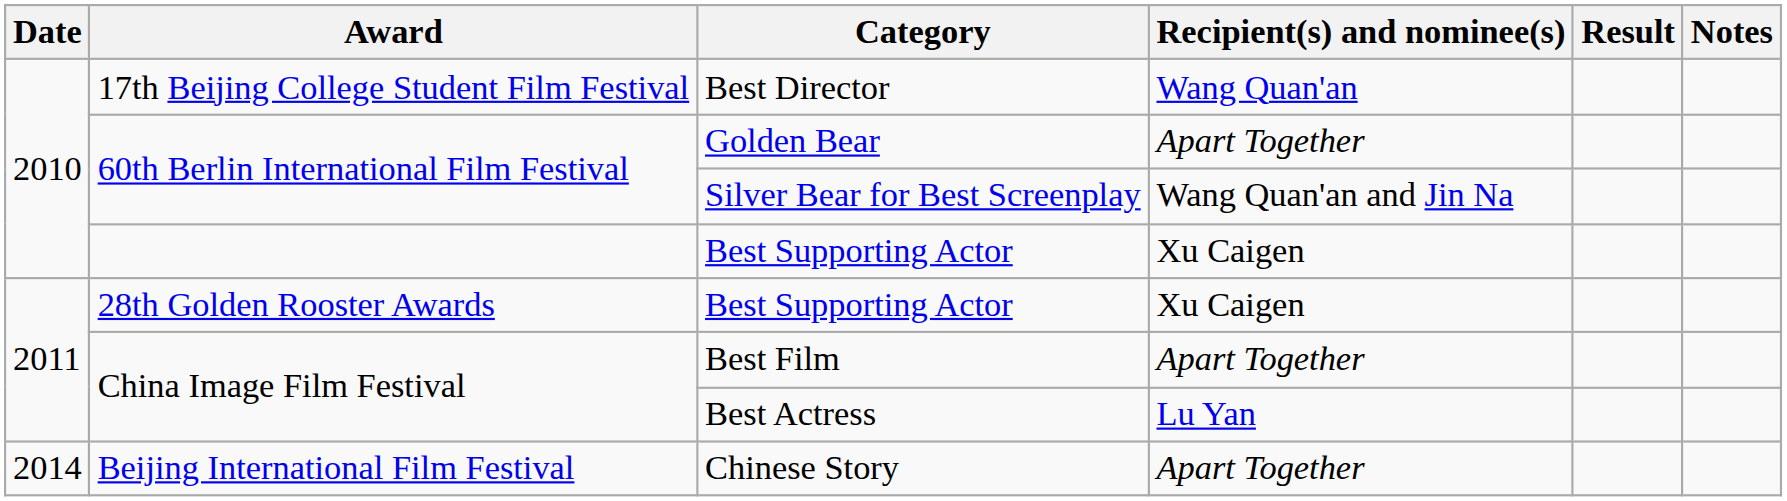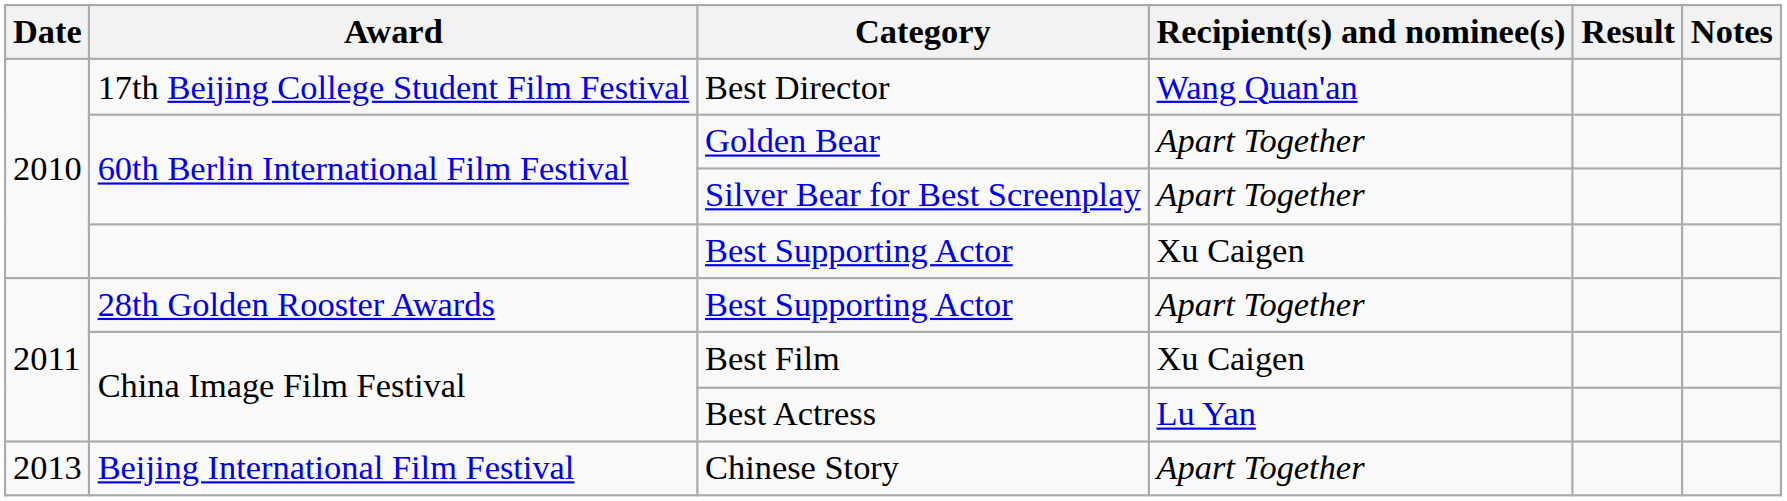(1335, 195) Wang Quan'an and Jin Na -> (1261, 195) Apart Together
(1231, 304) Xu Caigen -> (1261, 304) Apart Together
(1261, 359) Apart Together -> (1231, 359) Xu Caigen
(47, 468) 2014 -> (47, 468) 2013
